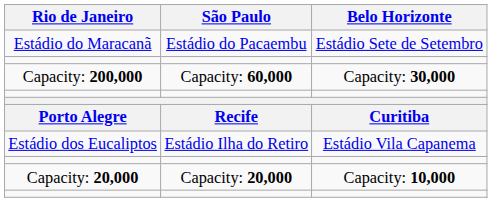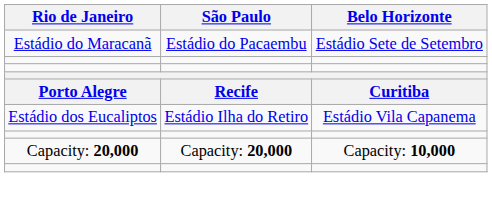- row: (83, 76)
